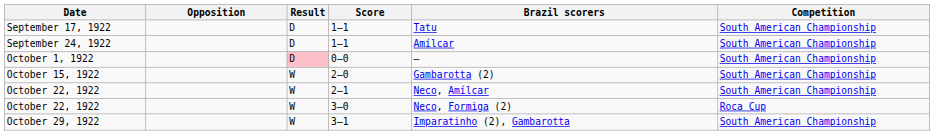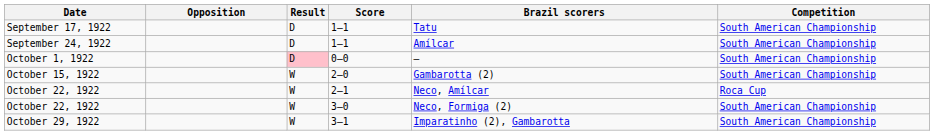(798, 91) South American Championship -> (743, 91) Roca Cup
(743, 106) Roca Cup -> (798, 106) South American Championship
